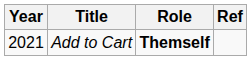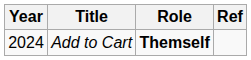(26, 42) 2021 -> (26, 42) 2024
